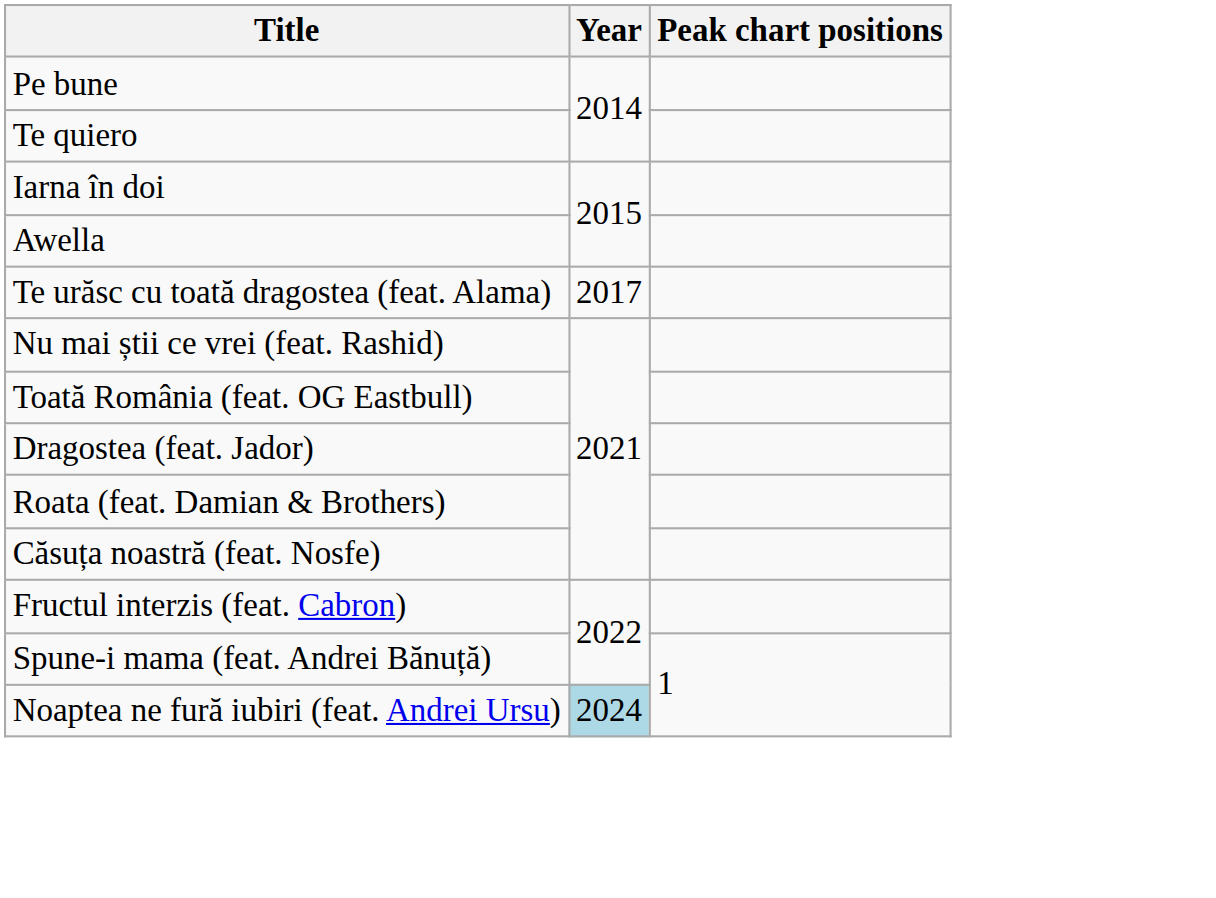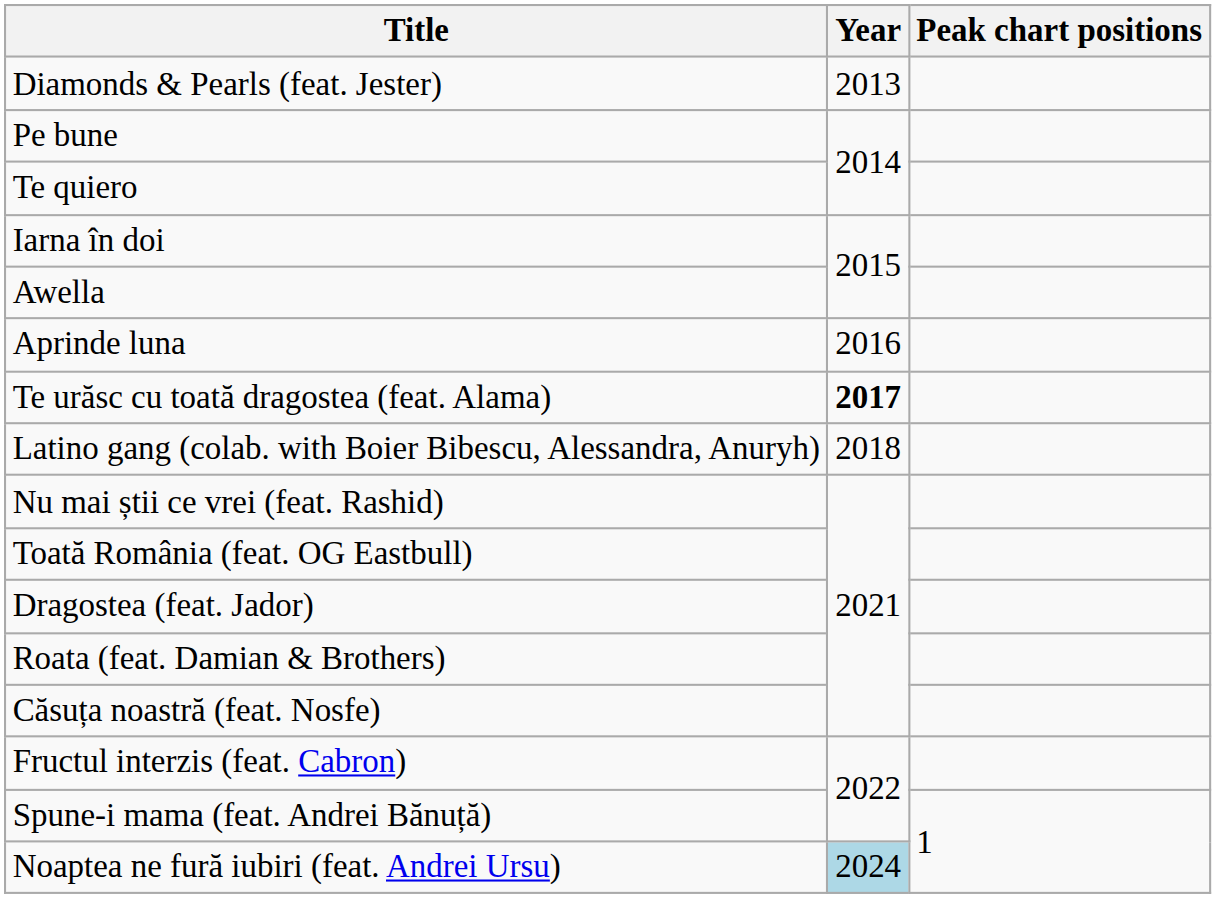+ row: (227, 82)
+ row: (99, 344)
(609, 291) normal -> (868, 396) bold
+ row: (416, 448)
